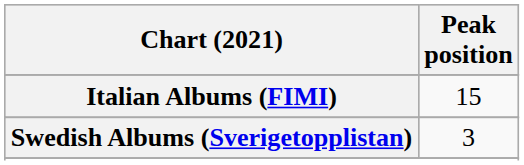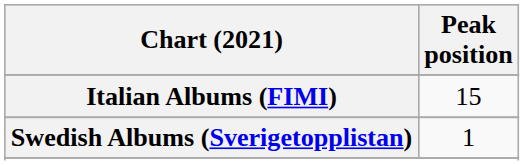(468, 137) 3 -> (468, 137) 1
